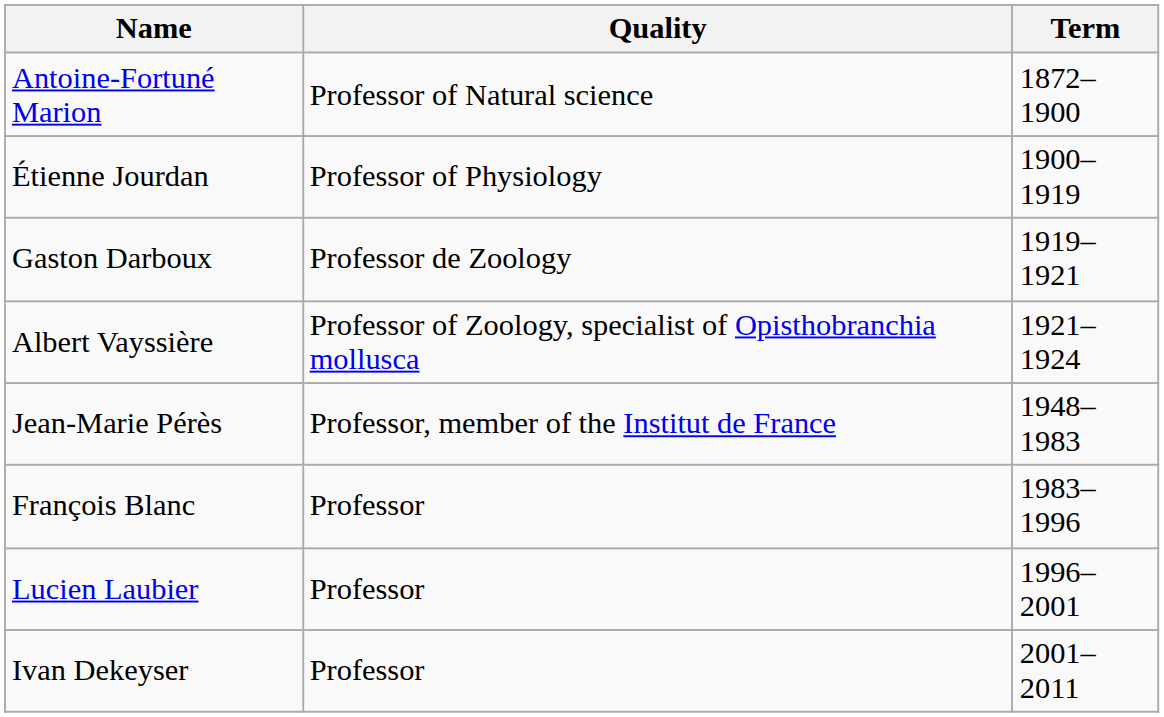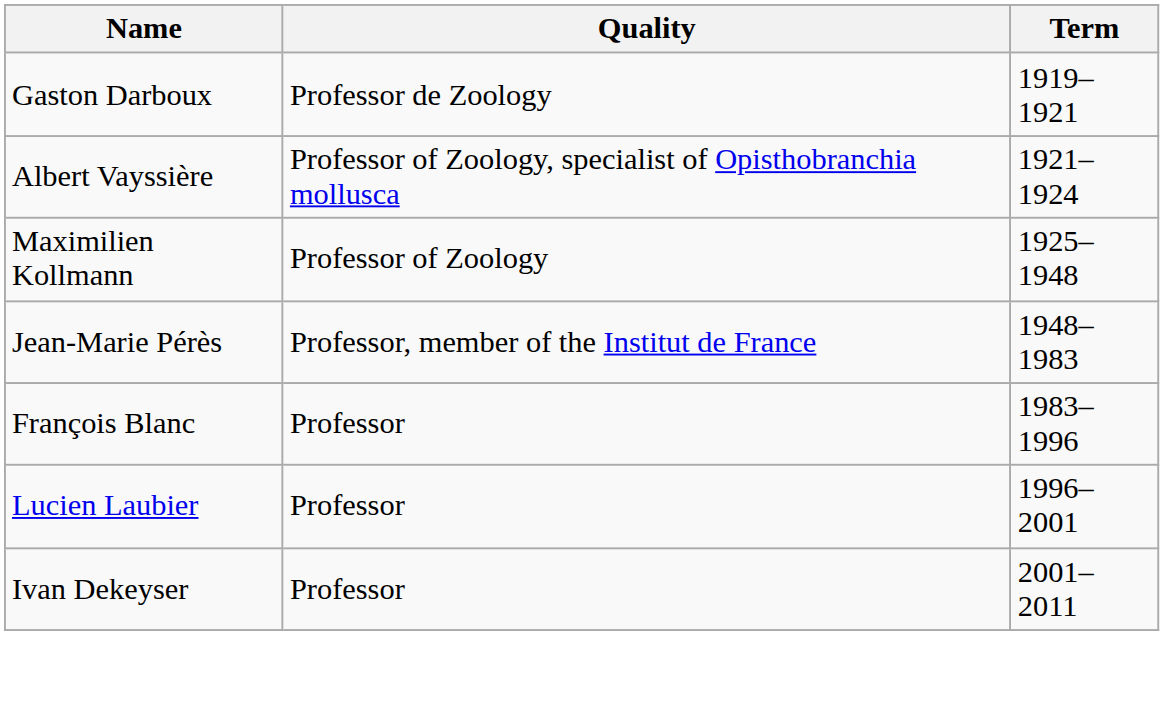- row: (113, 93)
- row: (110, 176)
+ row: (83, 258)
